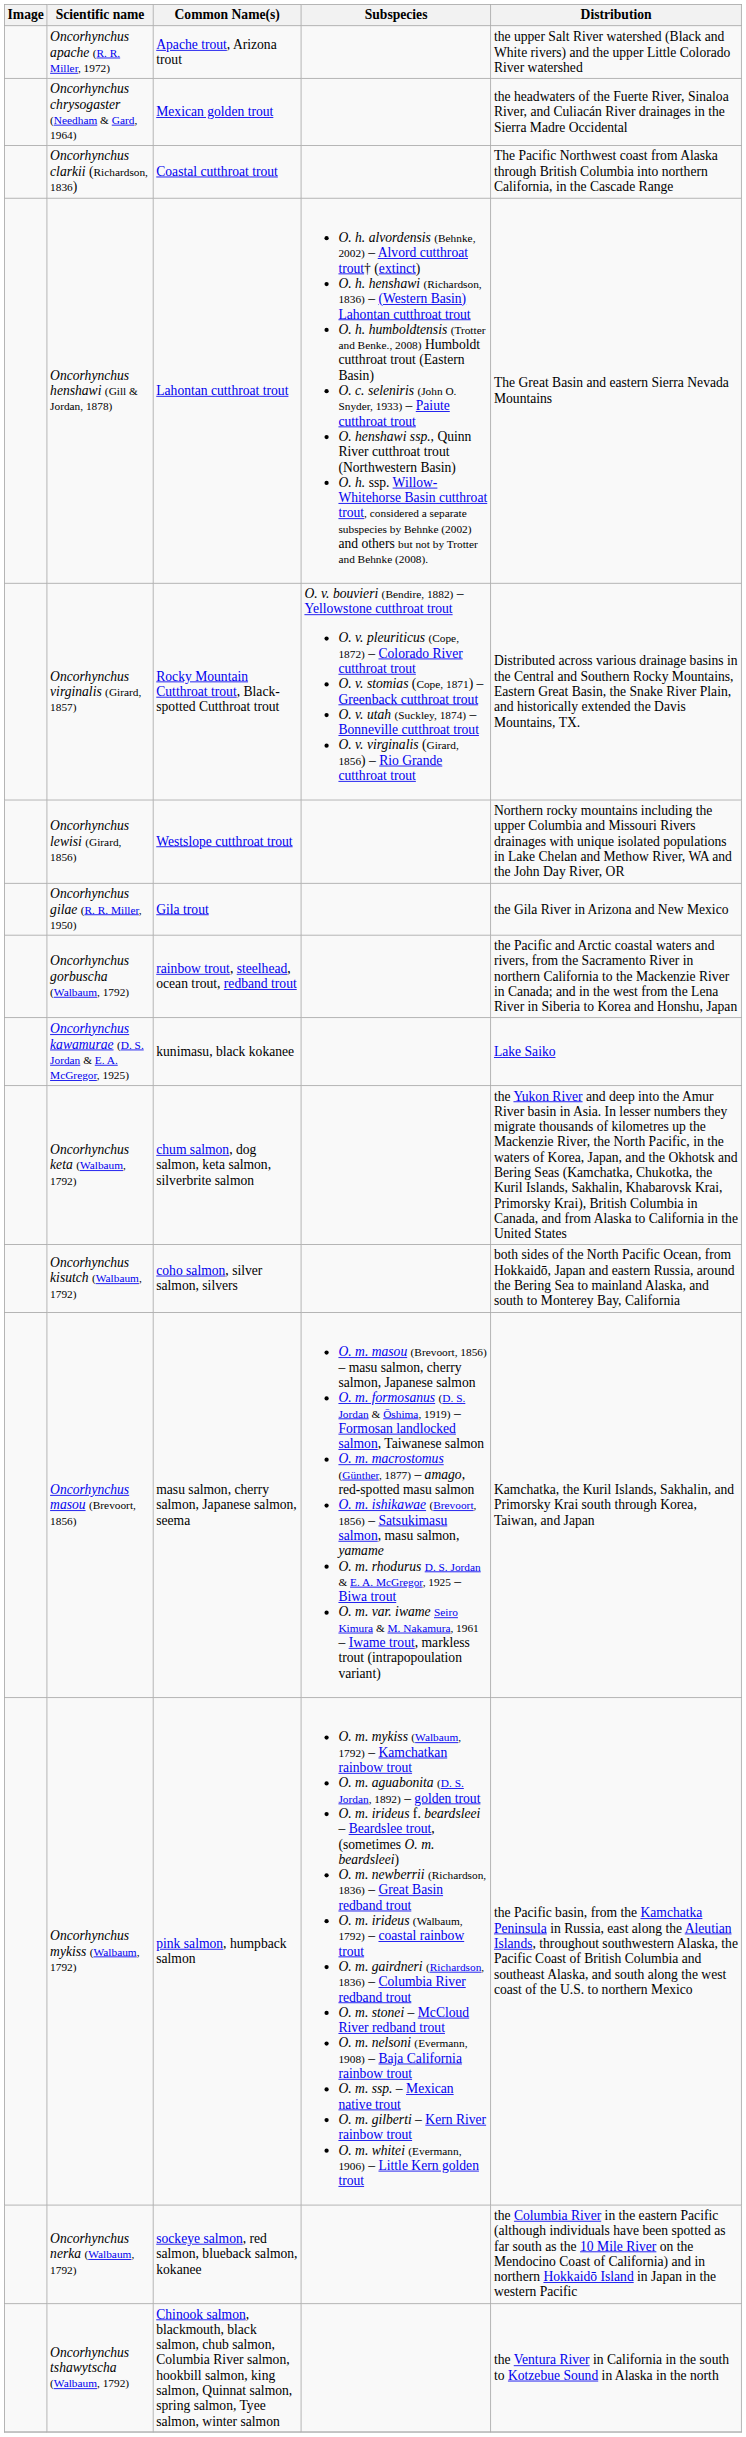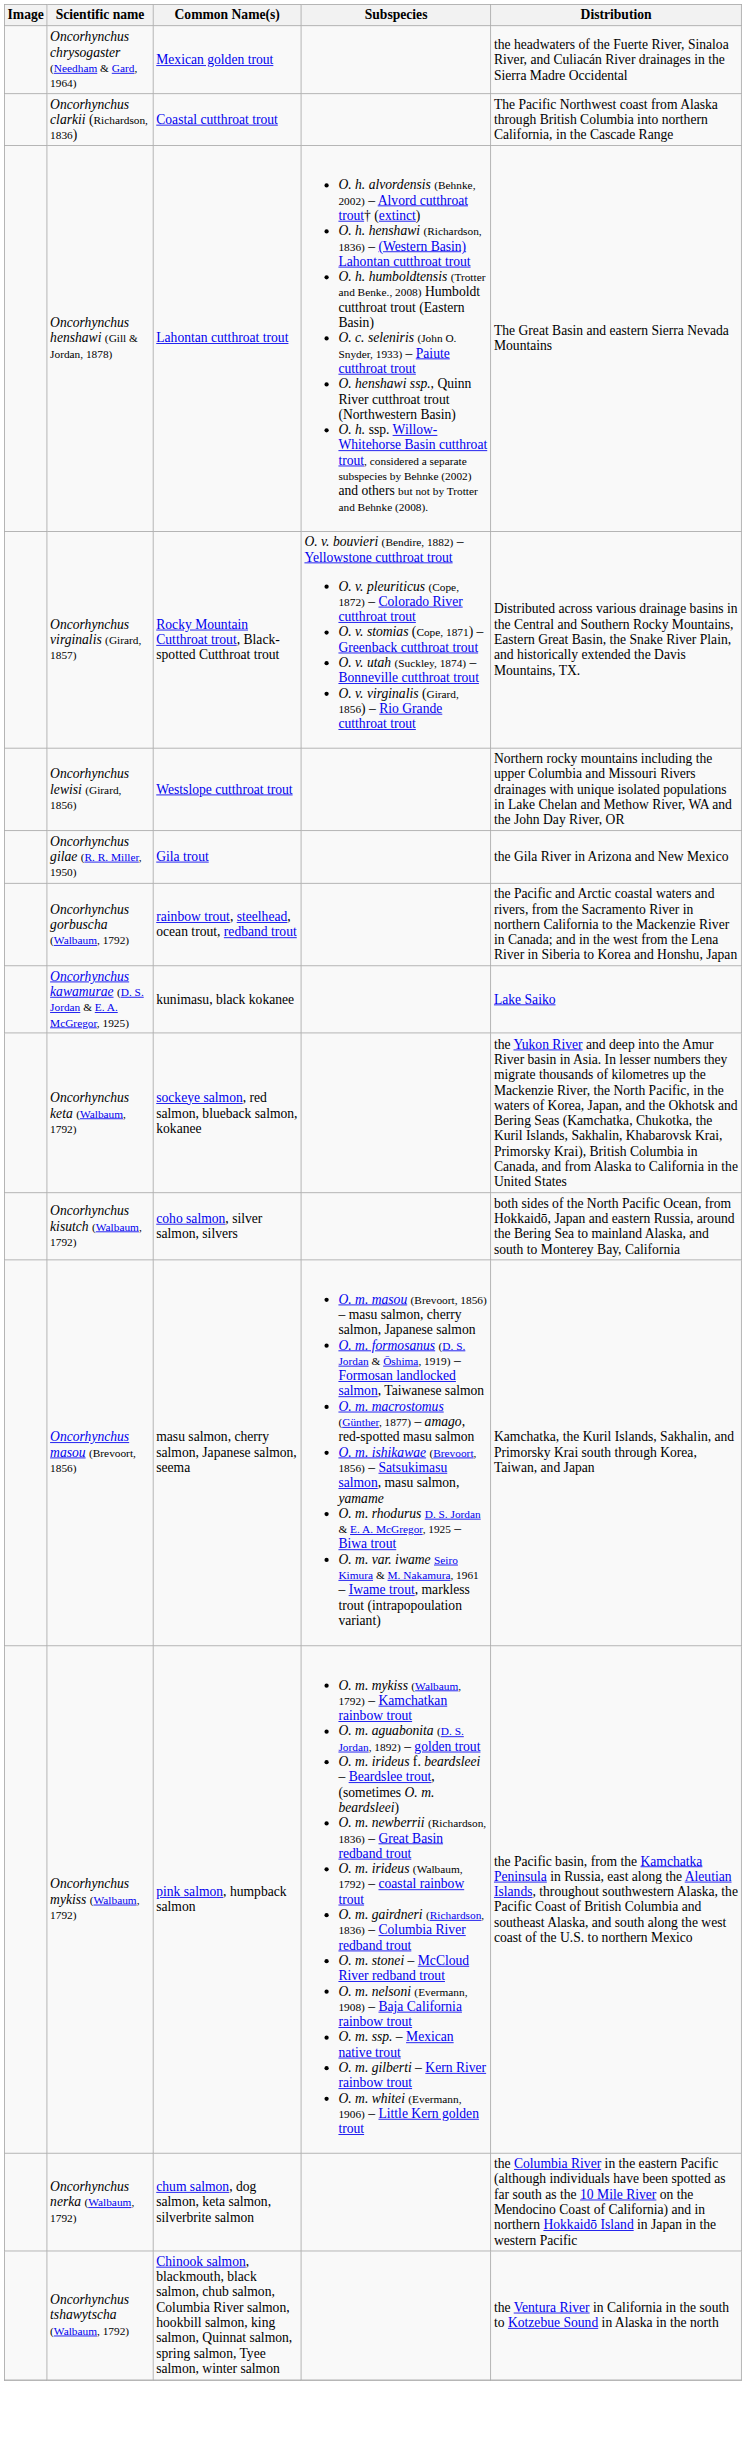- row: (90, 52)
(214, 1165) chum salmon, dog salmon, keta salmon, silverbrite salmon -> (227, 1112) sockeye salmon, red salmon, blueback salmon, kokanee
(227, 2254) sockeye salmon, red salmon, blueback salmon, kokanee -> (214, 2202) chum salmon, dog salmon, keta salmon, silverbrite salmon
